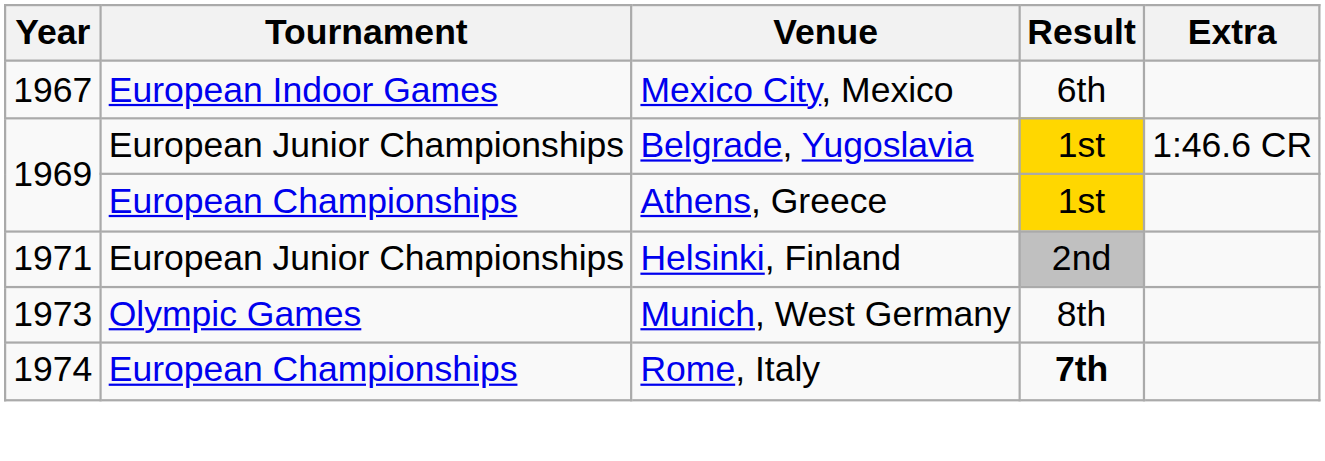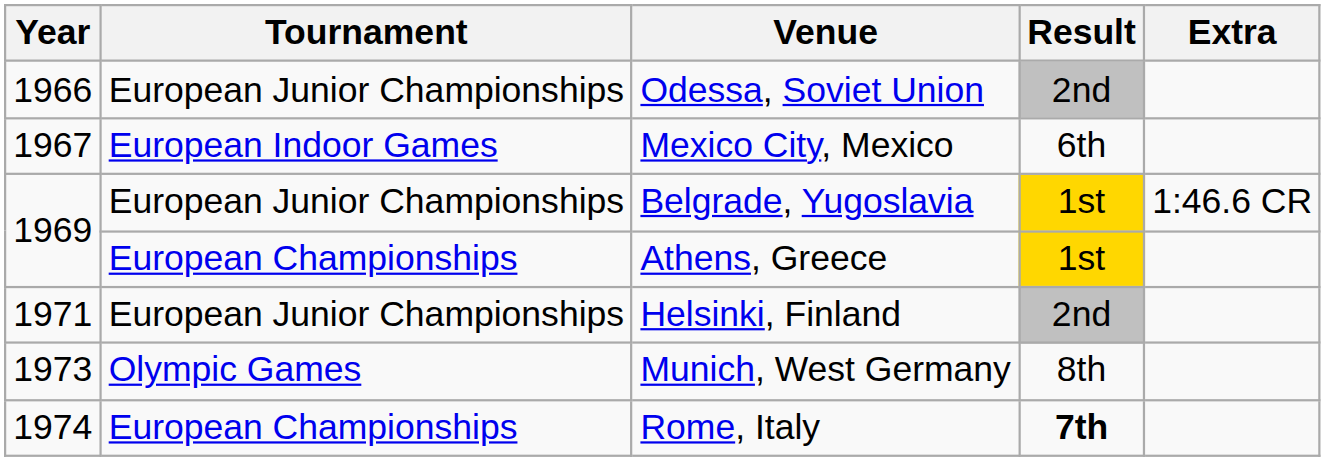+ row: (812, 88)
